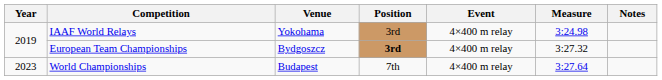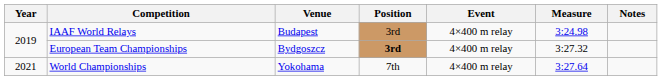(301, 31) Yokohama -> (298, 31) Budapest
(26, 67) 2023 -> (26, 67) 2021
(298, 67) Budapest -> (301, 67) Yokohama
